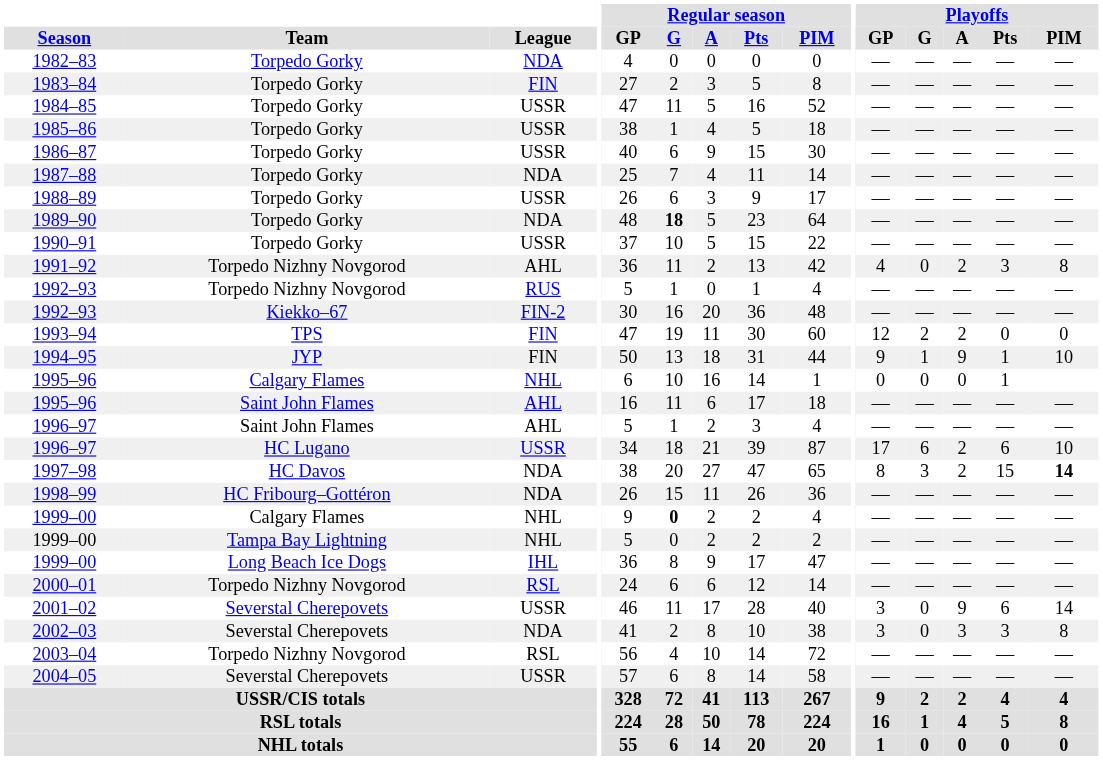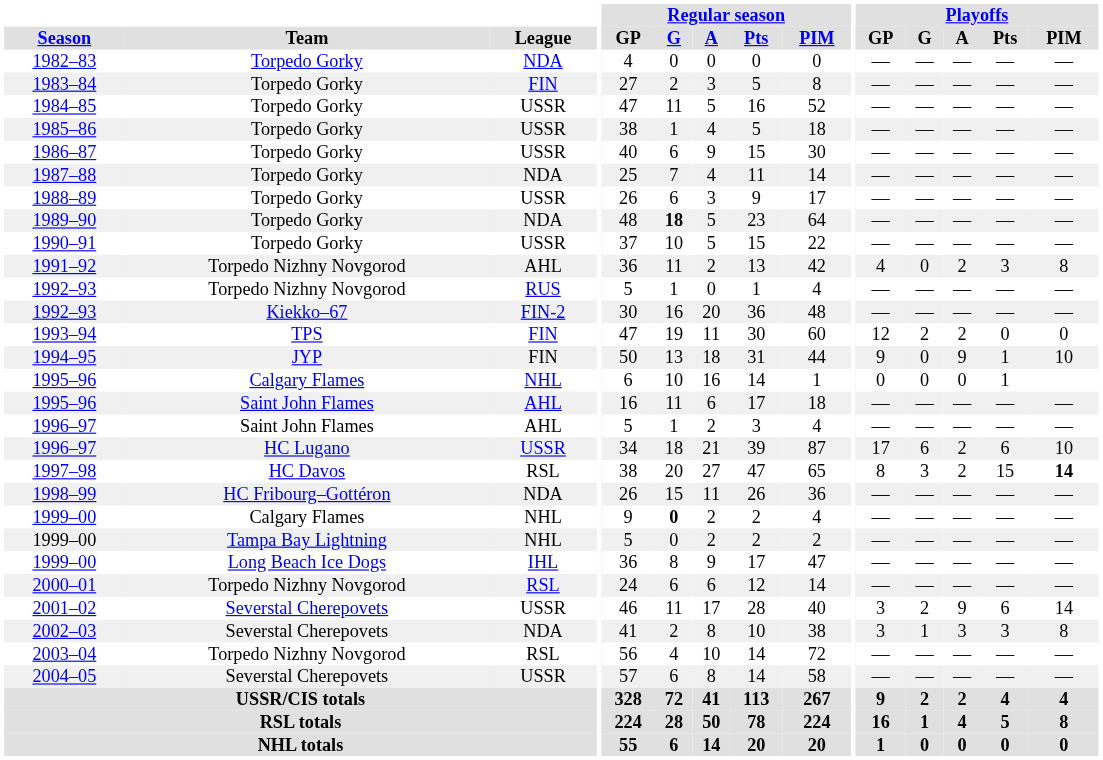(925, 357) 1 -> (925, 357) 0
(543, 471) NDA -> (543, 471) RSL
(925, 608) 0 -> (925, 608) 2
(925, 630) 0 -> (925, 630) 1
